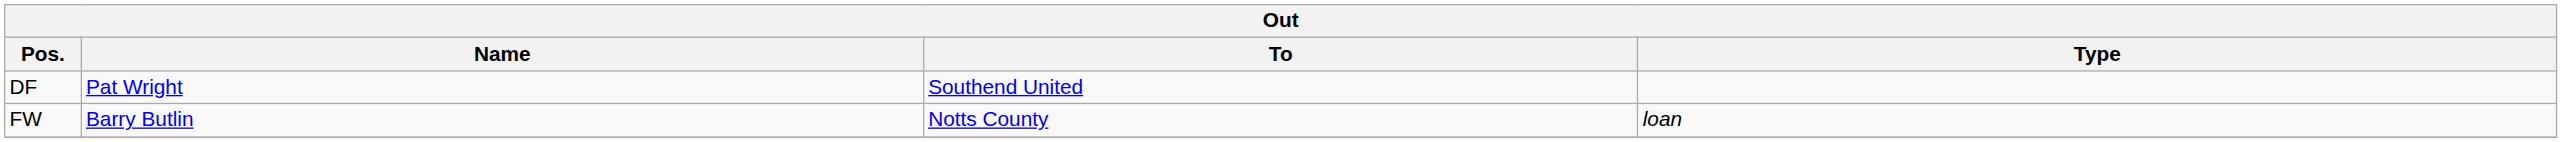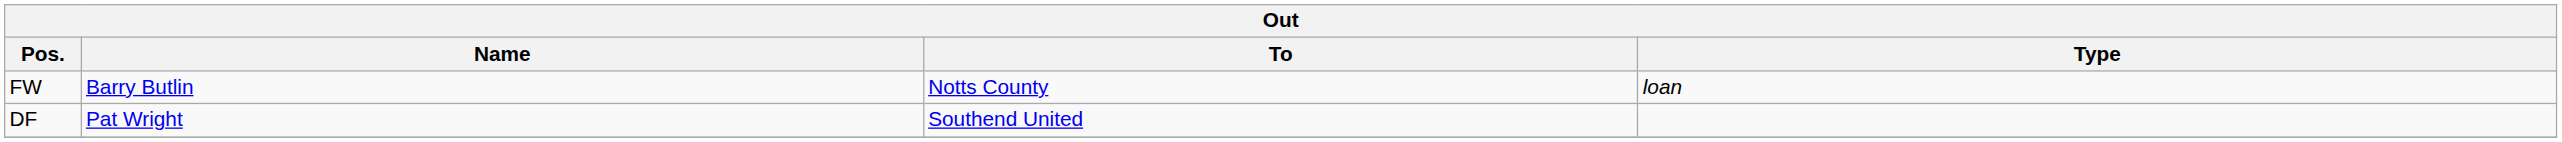rows swapped: (23, 86) <-> (26, 119)
